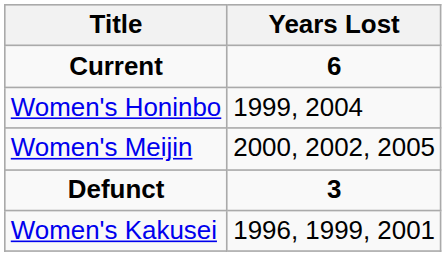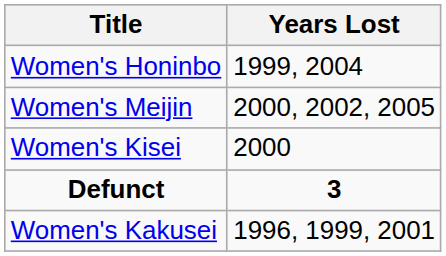- row: (116, 66)
+ row: (96, 148)
